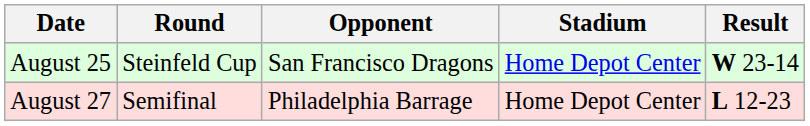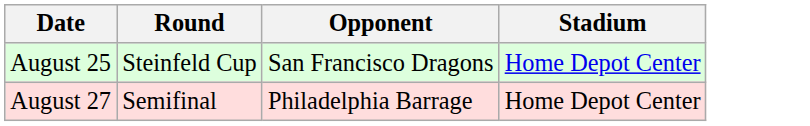- column: (755, 23)
